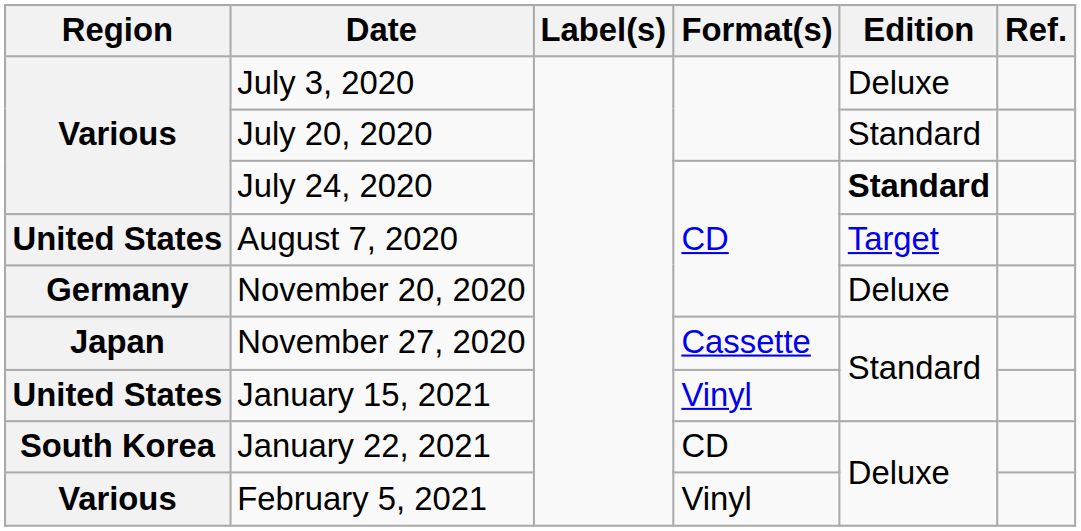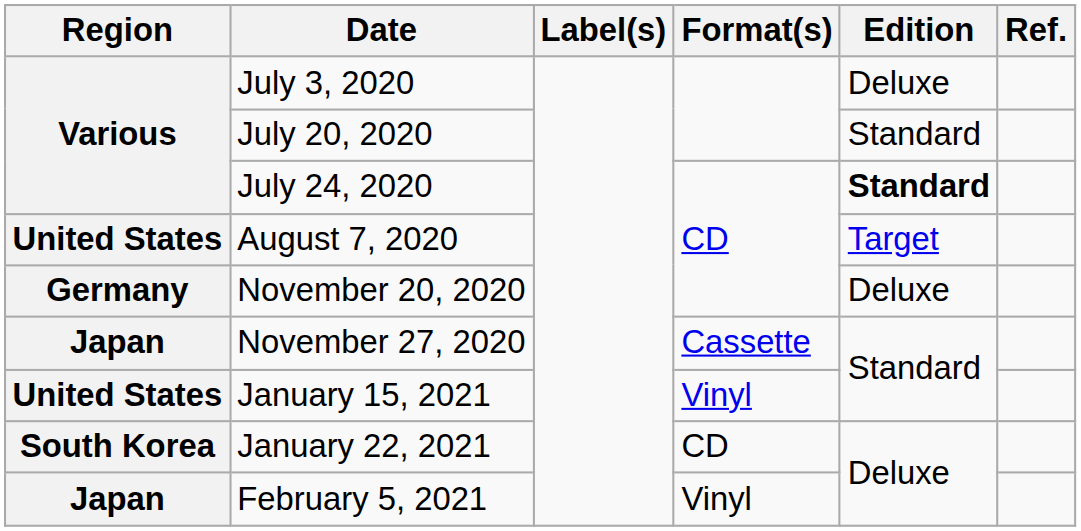(117, 498) Various -> (117, 498) Japan
